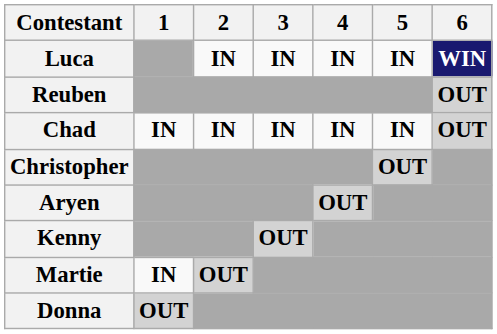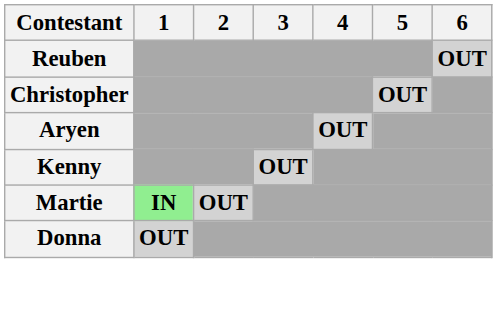- row: (69, 58)
- row: (69, 130)
(164, 274) no background -> (164, 202) lightgreen background
